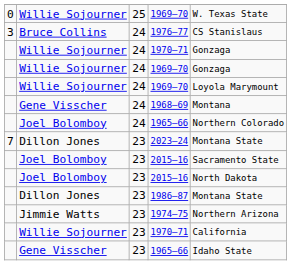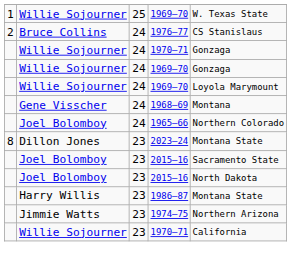(10, 14) 0 -> (10, 14) 1
(10, 32) 3 -> (10, 32) 2
(10, 141) 7 -> (10, 141) 8
(60, 196) Dillon Jones -> (60, 196) Harry Willis
- row: (139, 250)
